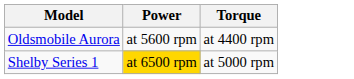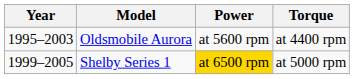+ column: (41, 16)
